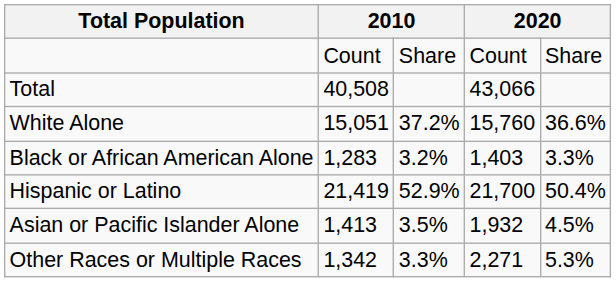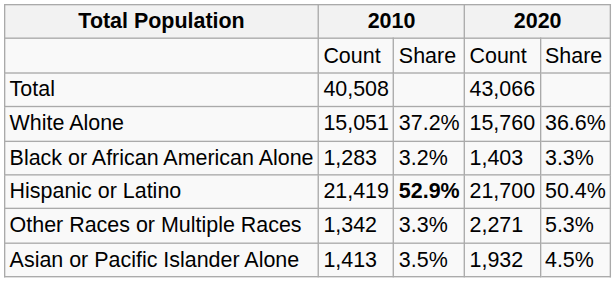(429, 191) normal -> (429, 191) bold
rows swapped: (154, 225) <-> (156, 259)
